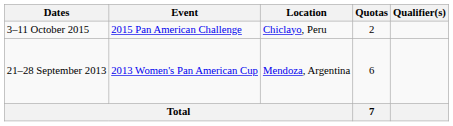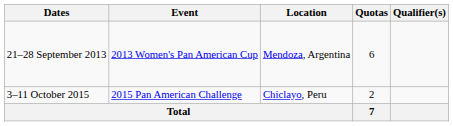rows swapped: (57, 71) <-> (48, 30)
